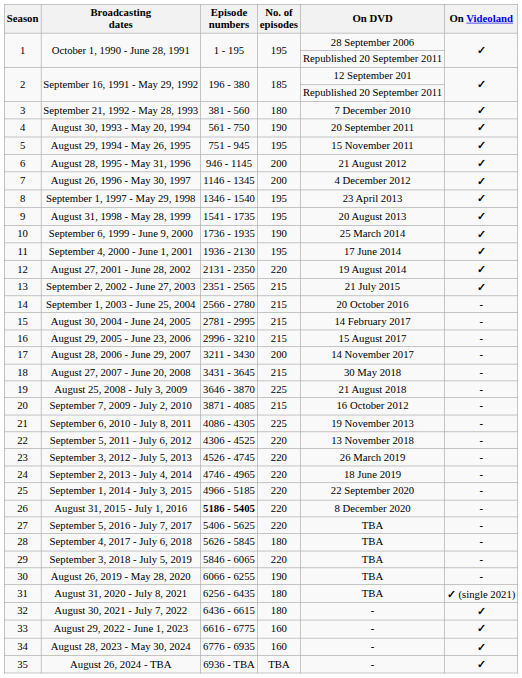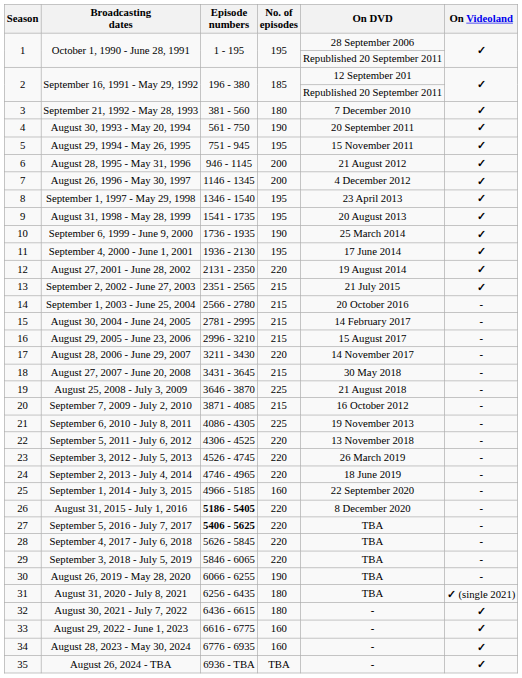(279, 355) 200 -> (279, 355) 220
(279, 491) 220 -> (279, 491) 160
(229, 525) normal -> (229, 525) bold
(279, 542) 180 -> (279, 542) 220
